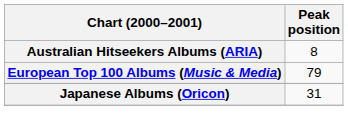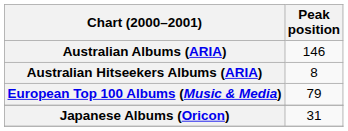+ row: (145, 51)
